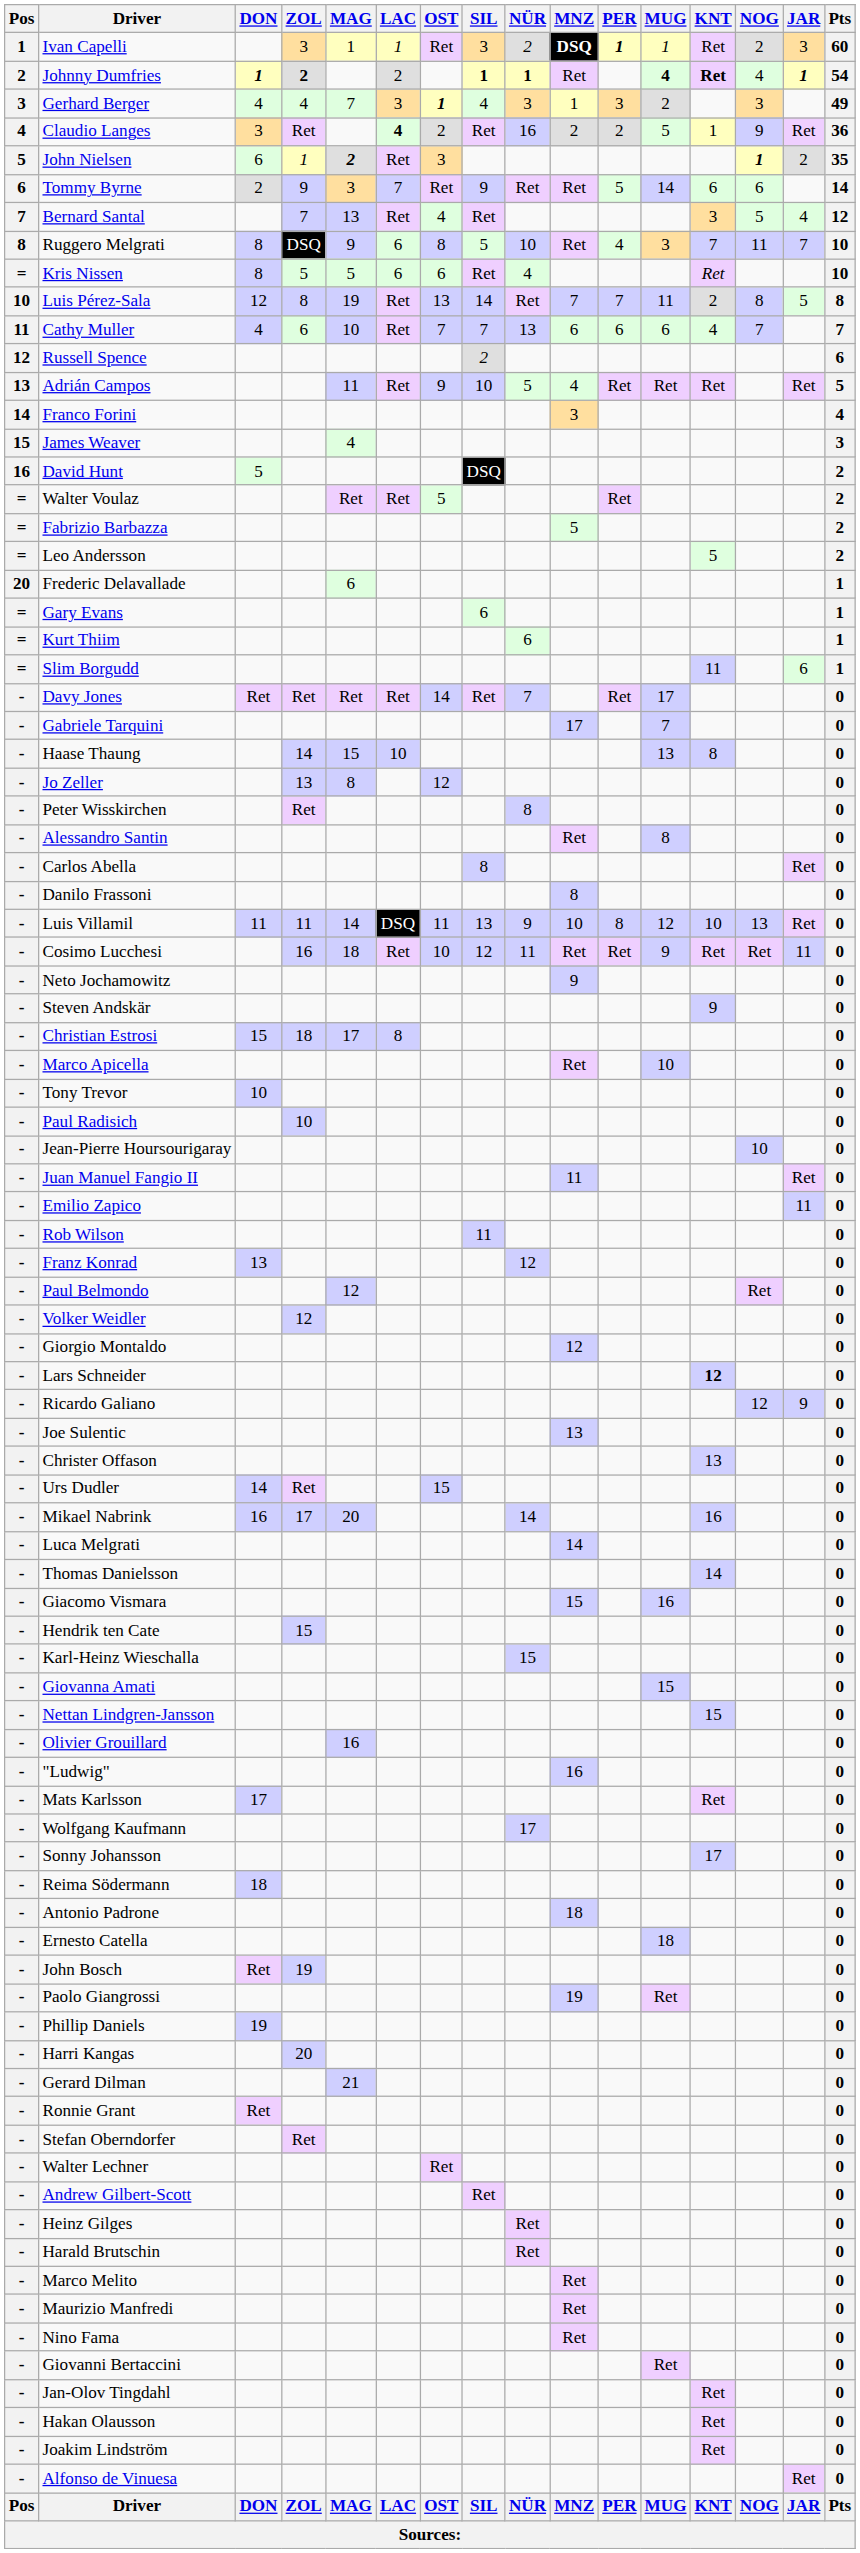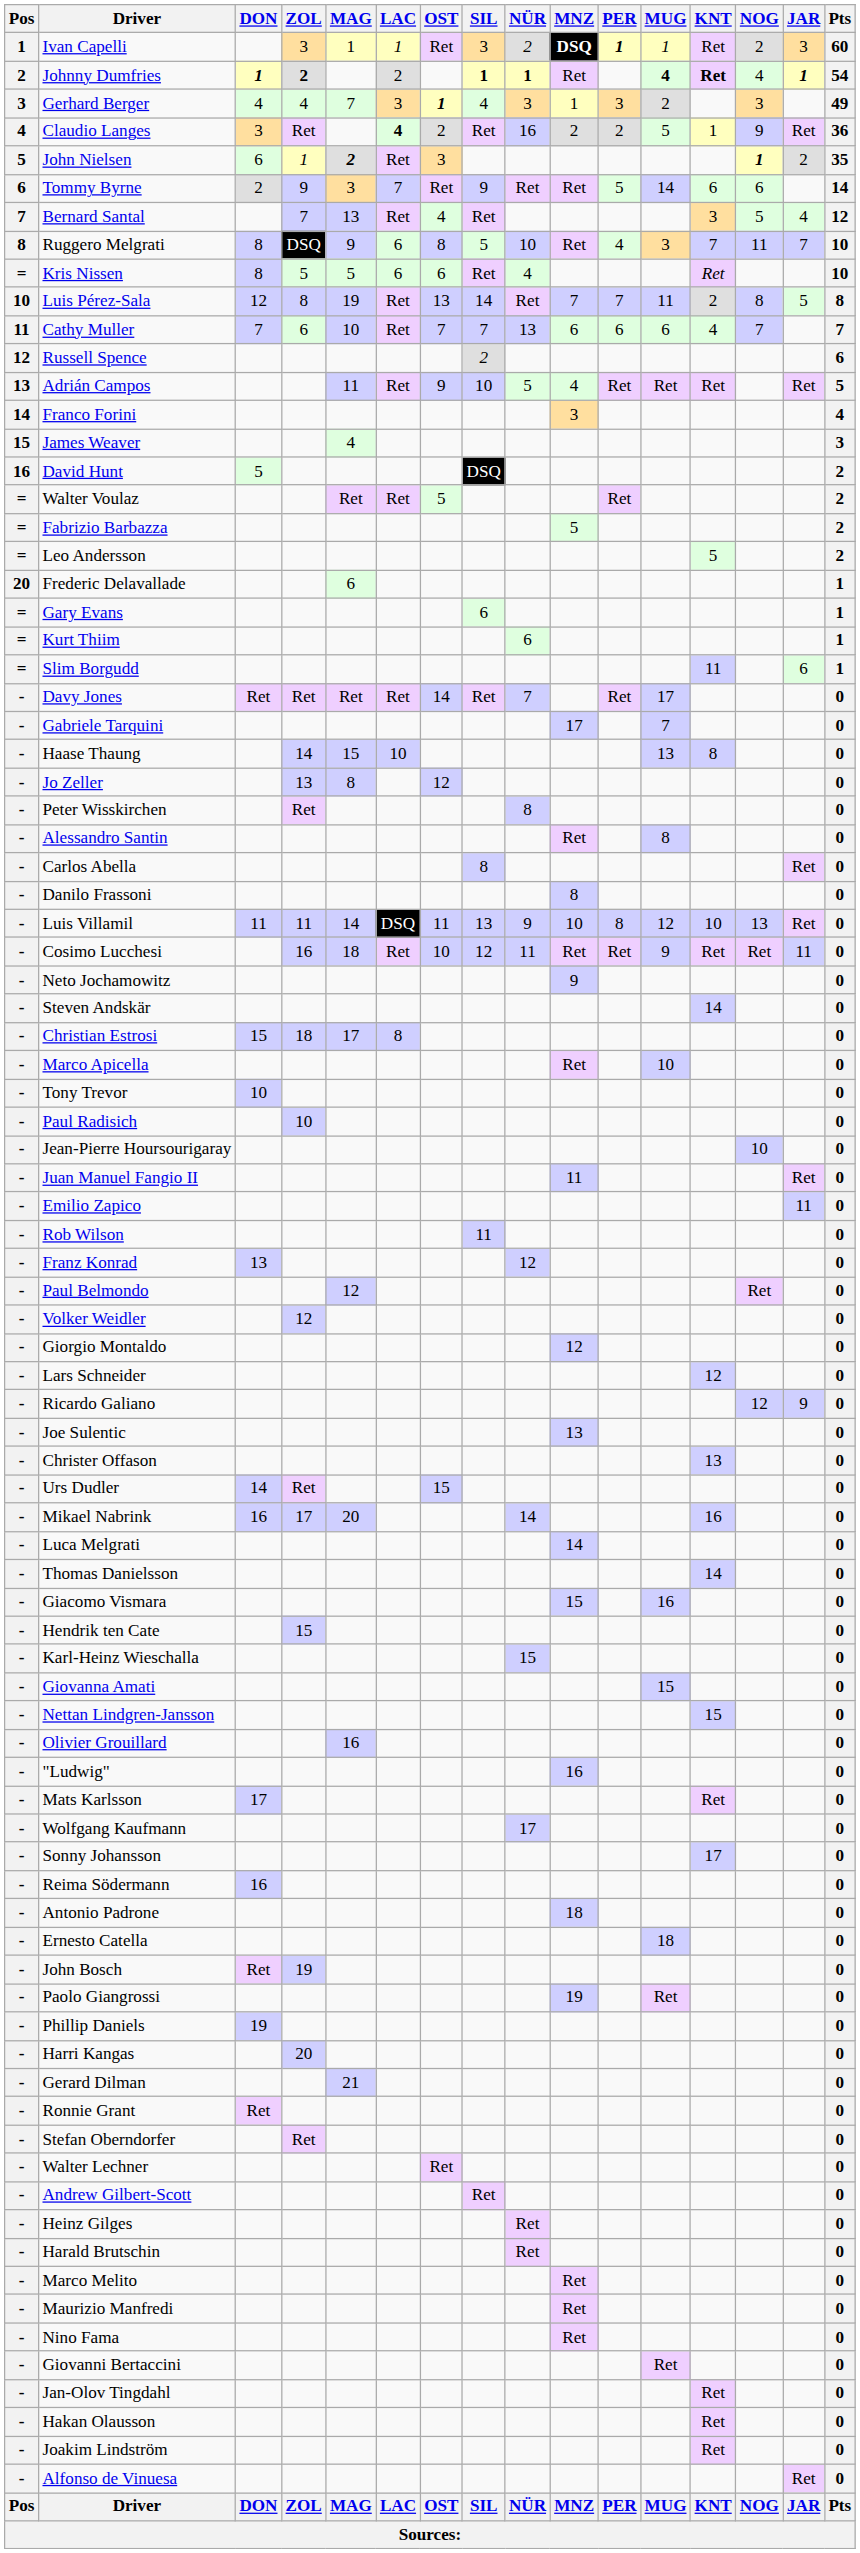(258, 329) 4 -> (258, 329) 7
(713, 1007) 9 -> (713, 1007) 14
(713, 1375) bold -> (713, 1375) normal
(258, 1884) 18 -> (258, 1884) 16
